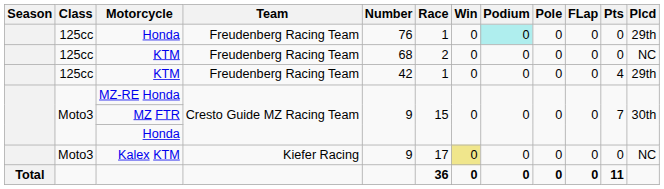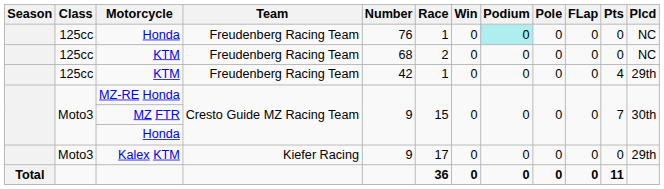(644, 34) 29th -> (647, 34) NC
(474, 154) khaki background -> (474, 154) no background
(647, 154) NC -> (644, 154) 29th
